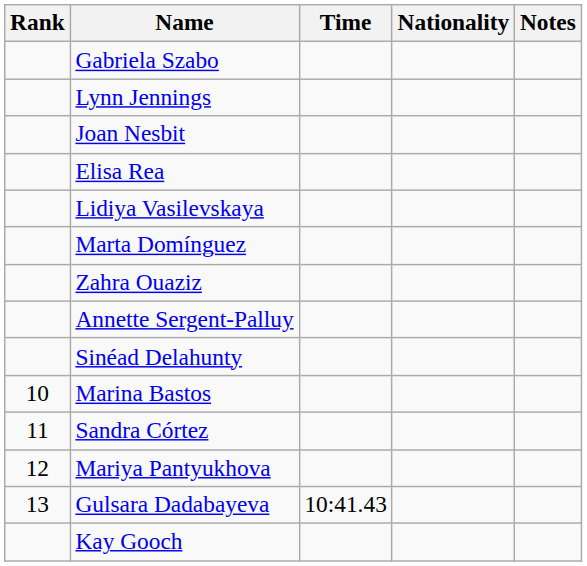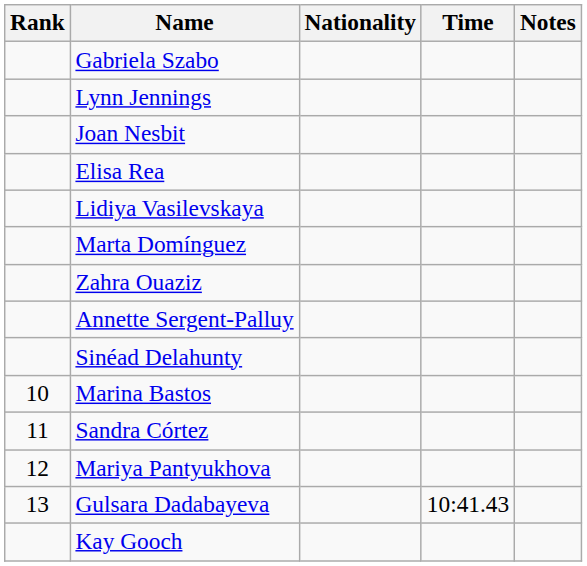columns swapped: (453, 23) <-> (346, 23)
